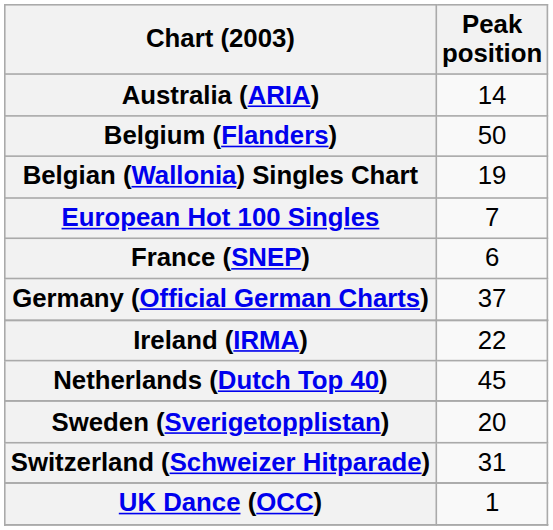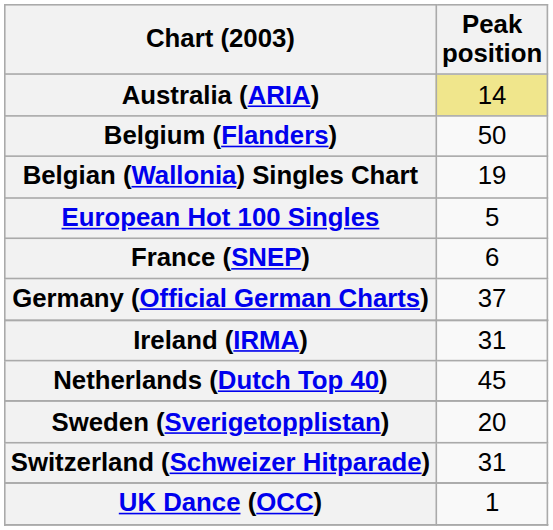(492, 94) no background -> (492, 94) khaki background
(492, 217) 7 -> (492, 217) 5
(492, 339) 22 -> (492, 339) 31
